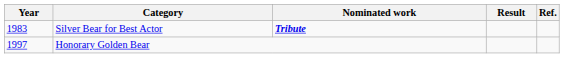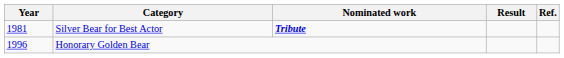(17, 28) 1983 -> (17, 28) 1981
(17, 45) 1997 -> (17, 45) 1996
